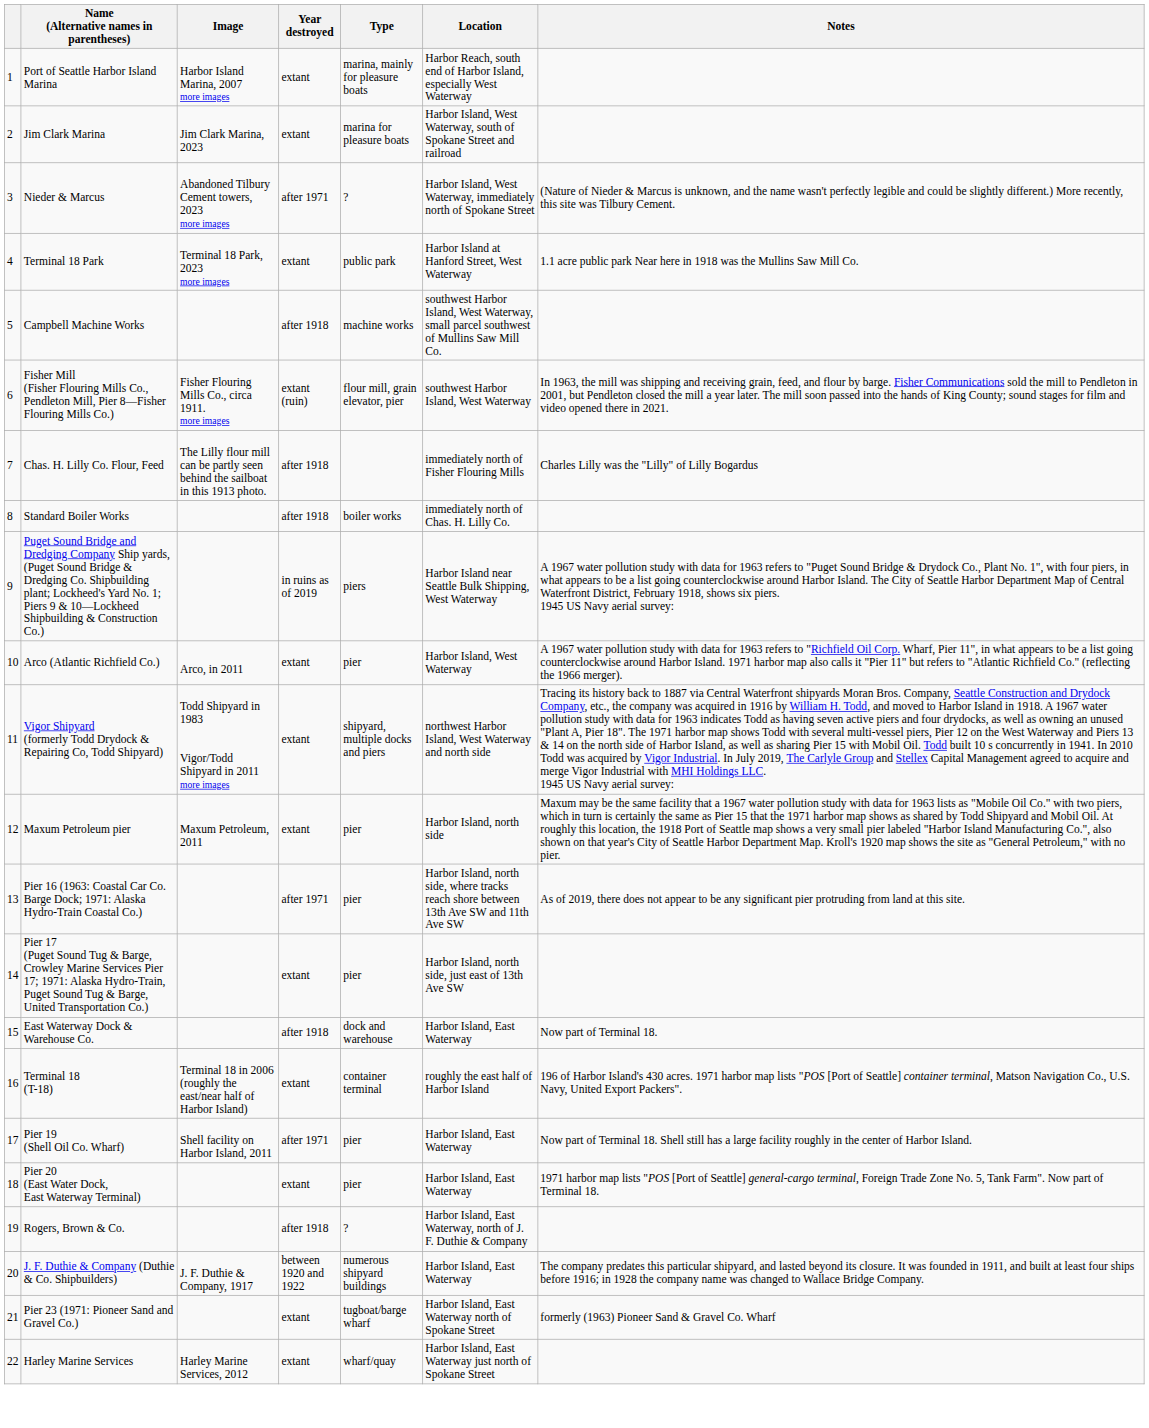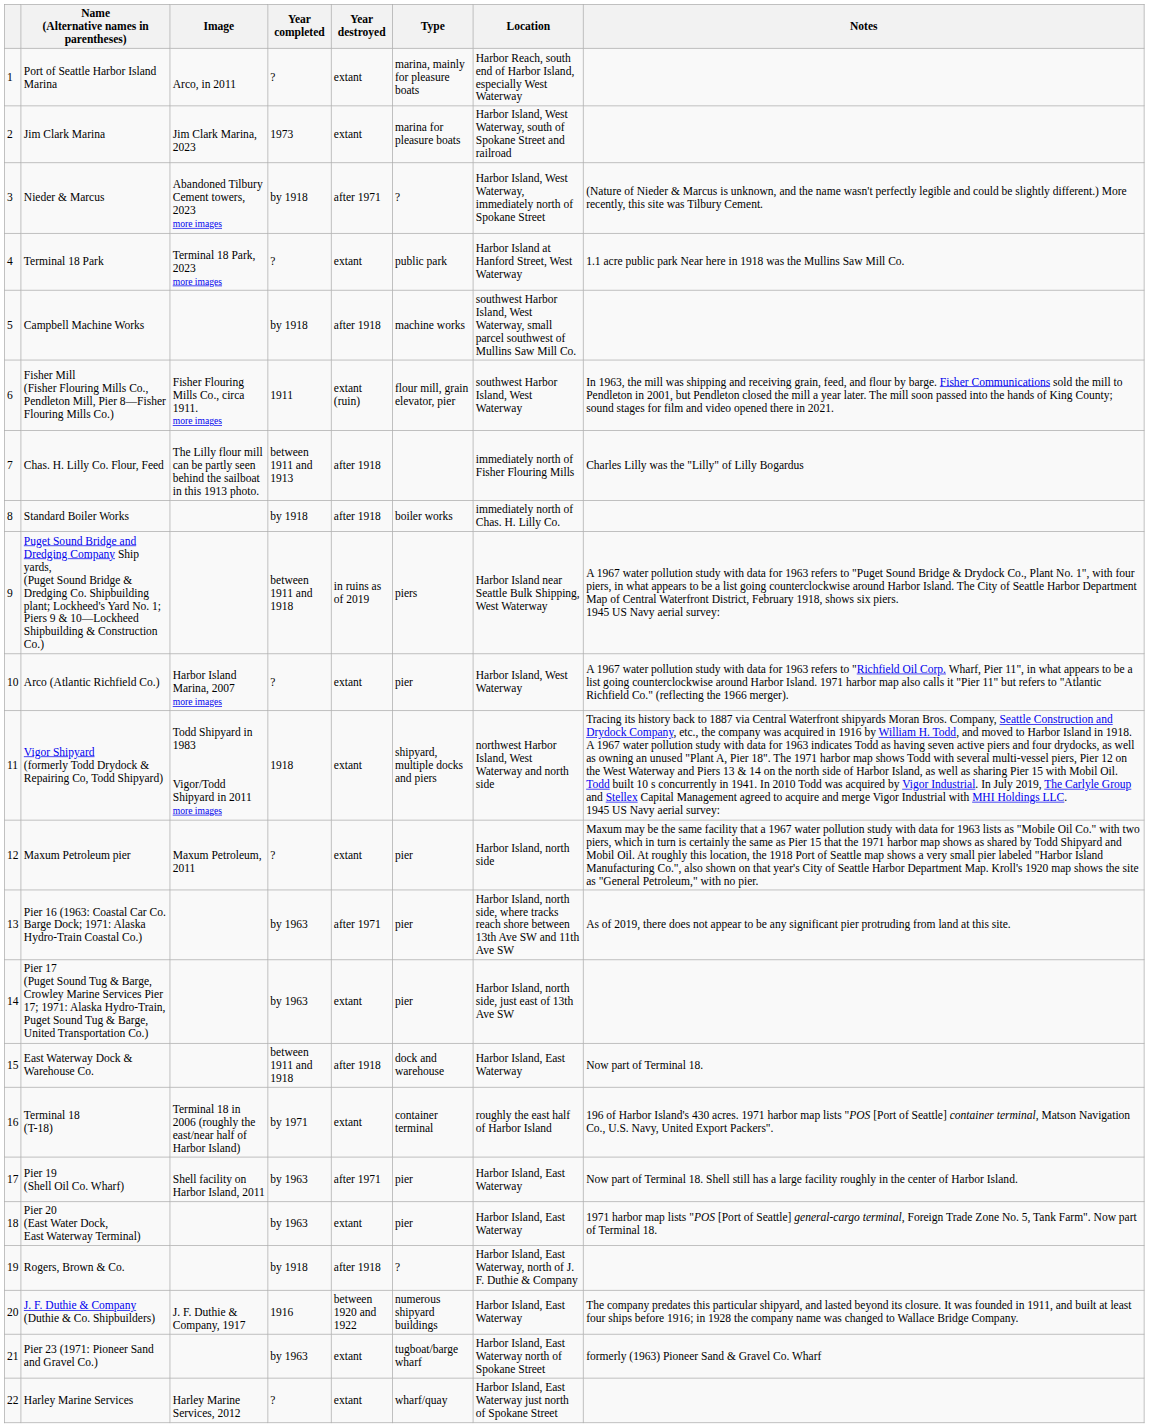+ column: (299, 26)
(212, 83) Harbor Island Marina, 2007 more images -> (204, 83) Arco, in 2011
(212, 669) Arco, in 2011 -> (205, 688) Harbor Island Marina, 2007 more images
